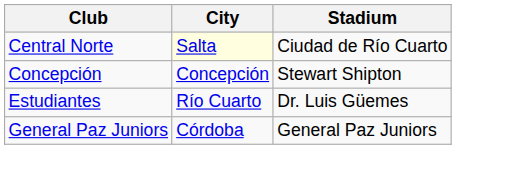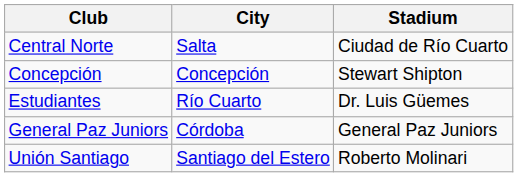(196, 46) lightyellow background -> (196, 46) no background
+ row: (69, 158)
